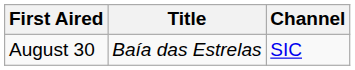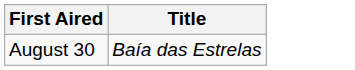- column: (308, 19)
